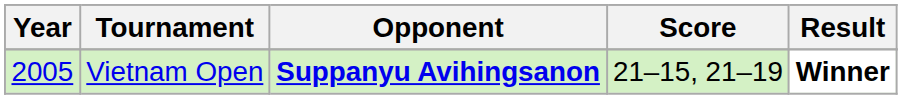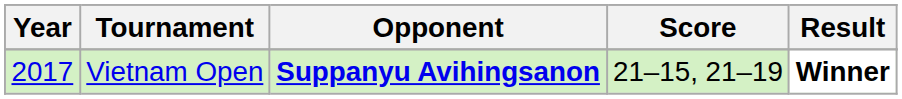(42, 71) 2005 -> (42, 71) 2017
